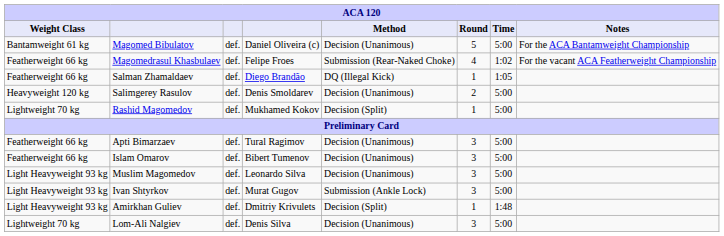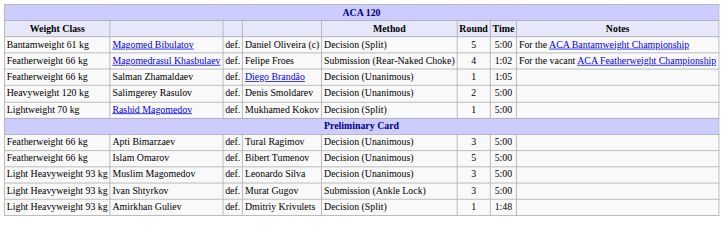(369, 44) Decision (Unanimous) -> (355, 44) Decision (Split)
(359, 77) DQ (Illegal Kick) -> (369, 77) Decision (Unanimous)
(474, 158) 3 -> (474, 158) 5
- row: (146, 223)
